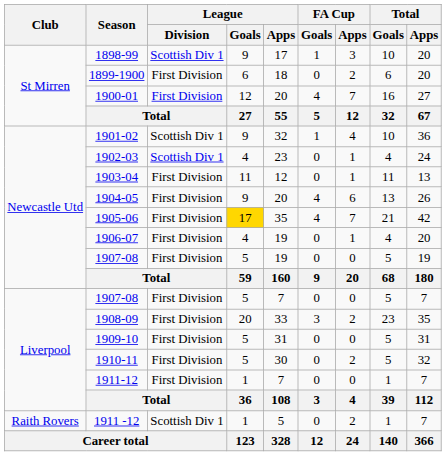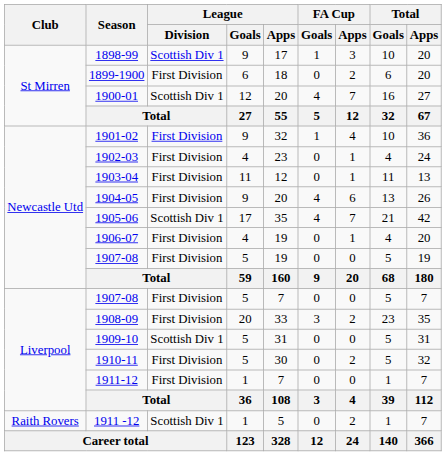(187, 95) First Division -> (187, 95) Scottish Div 1
(187, 136) Scottish Div 1 -> (187, 136) First Division
(187, 156) Scottish Div 1 -> (187, 156) First Division
(187, 217) First Division -> (187, 217) Scottish Div 1
(245, 217) gold background -> (245, 217) no background
(187, 339) First Division -> (187, 339) Scottish Div 1
